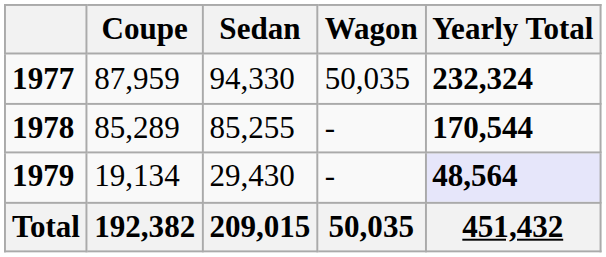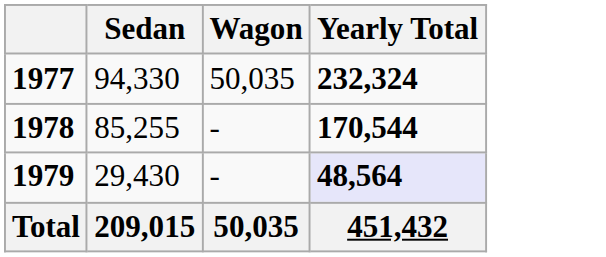- column: (145, 29)
